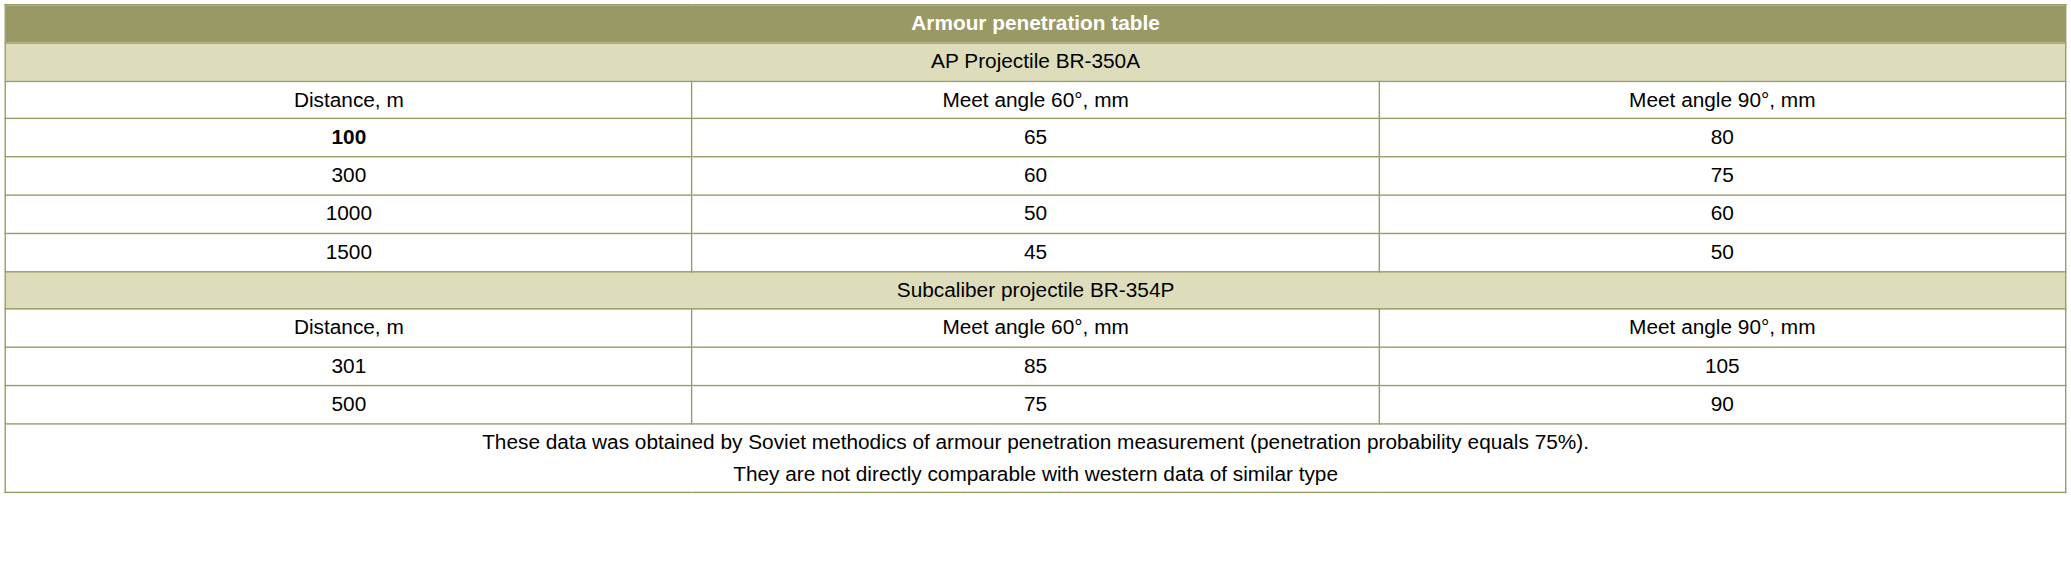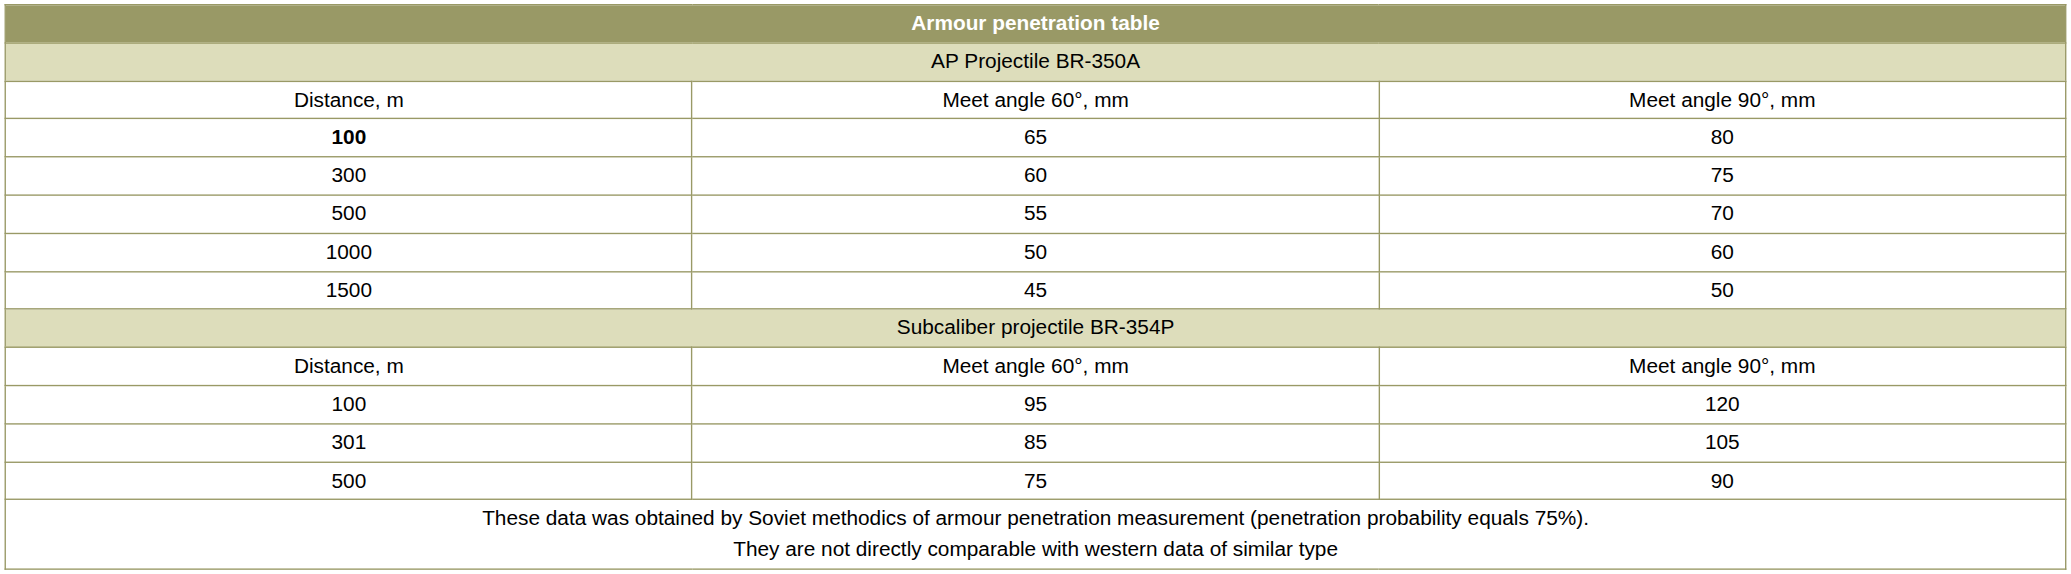+ row: (1036, 213)
+ row: (1036, 403)
